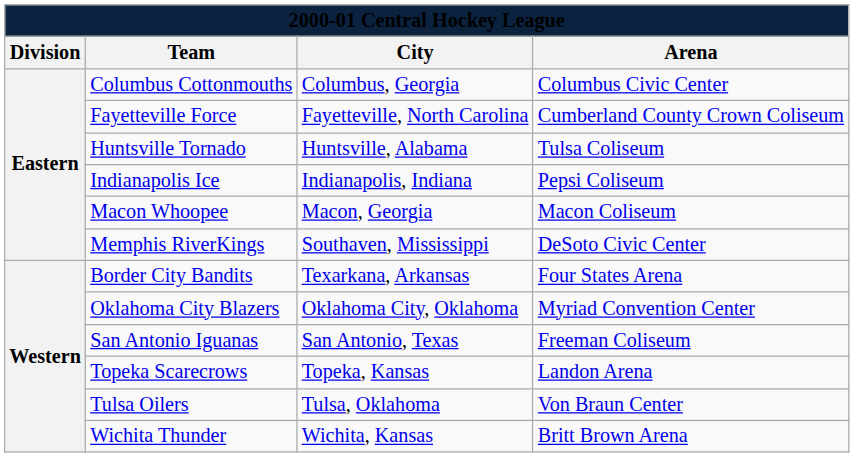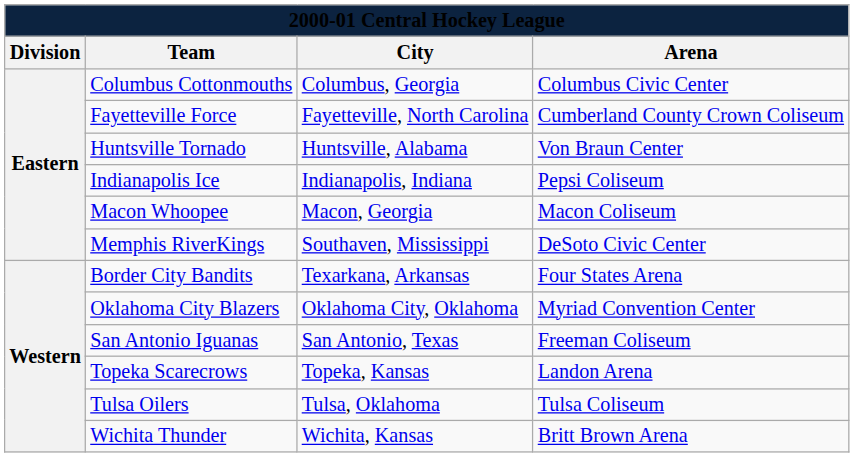(601, 148) Tulsa Coliseum -> (610, 148) Von Braun Center
(610, 404) Von Braun Center -> (601, 404) Tulsa Coliseum
